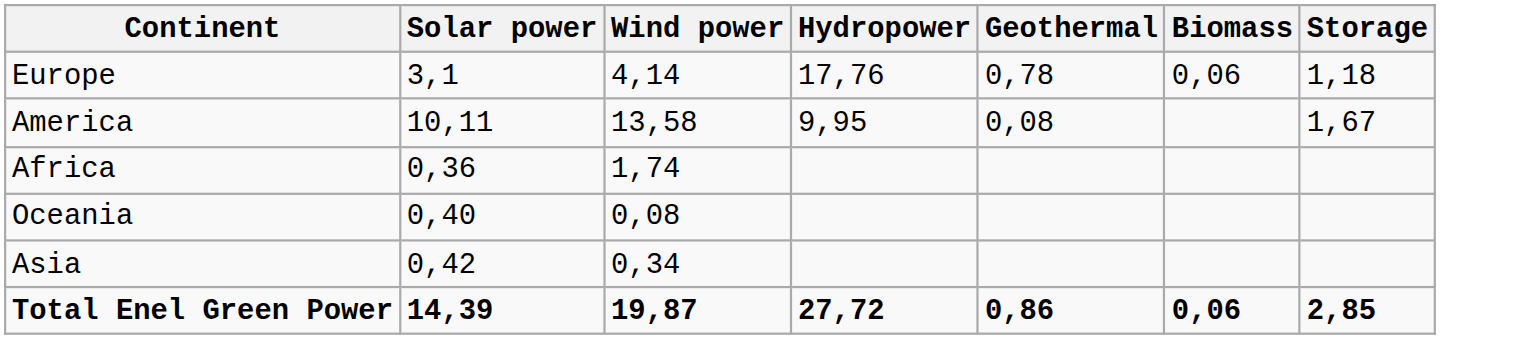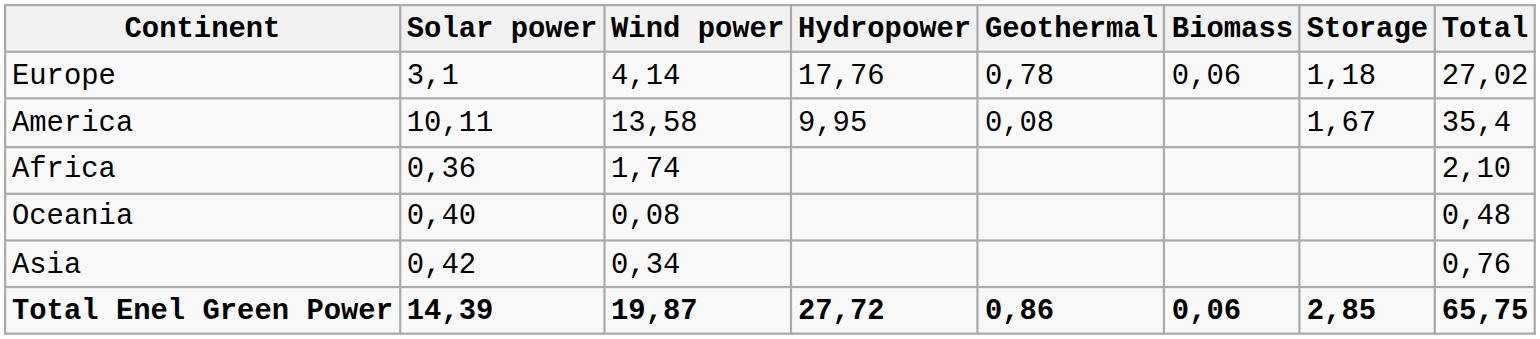+ column: (1485, 29)
